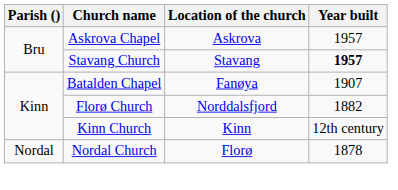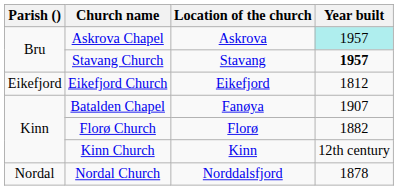(348, 38) no background -> (354, 38) paleturquoise background
+ row: (118, 83)
(237, 106) Norddalsfjord -> (243, 128) Florø
(237, 151) Florø -> (243, 173) Norddalsfjord
